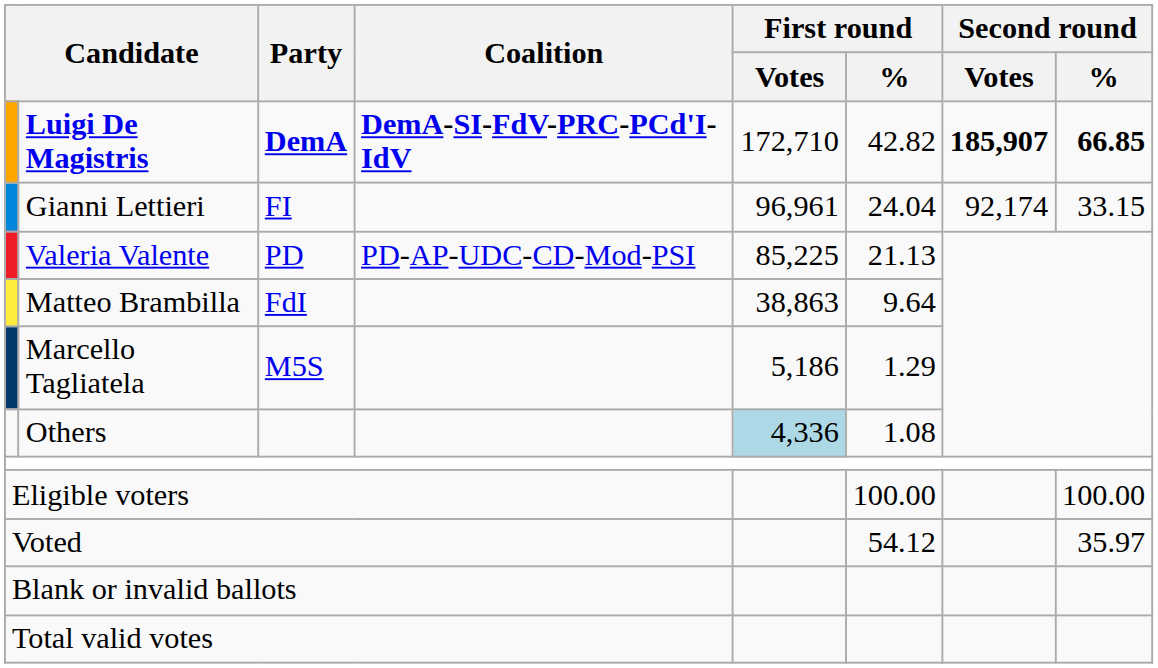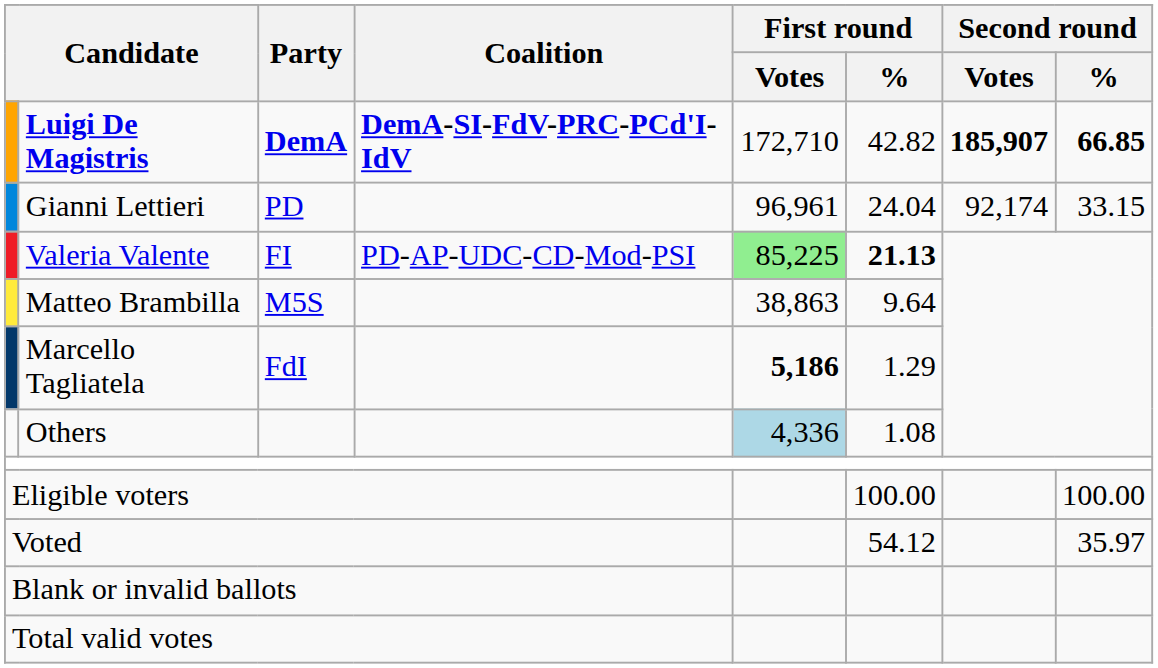(278, 206) FI -> (284, 206) PD
(284, 254) PD -> (278, 254) FI
(797, 254) no background -> (797, 254) lightgreen background
(902, 254) normal -> (902, 254) bold
(286, 302) FdI -> (294, 302) M5S
(294, 367) M5S -> (286, 367) FdI
(805, 367) normal -> (805, 367) bold
